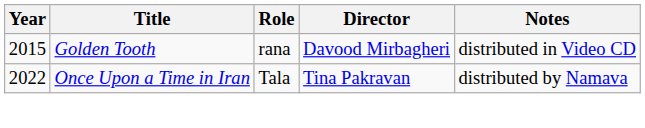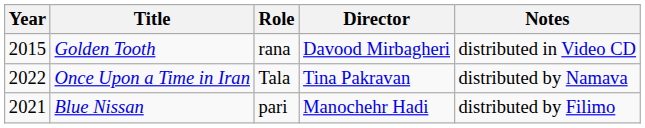+ row: (99, 107)
